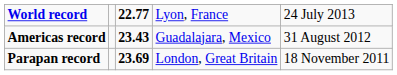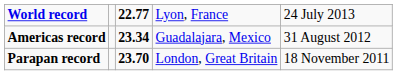(134, 37) 23.43 -> (134, 37) 23.34
(134, 59) 23.69 -> (134, 59) 23.70
